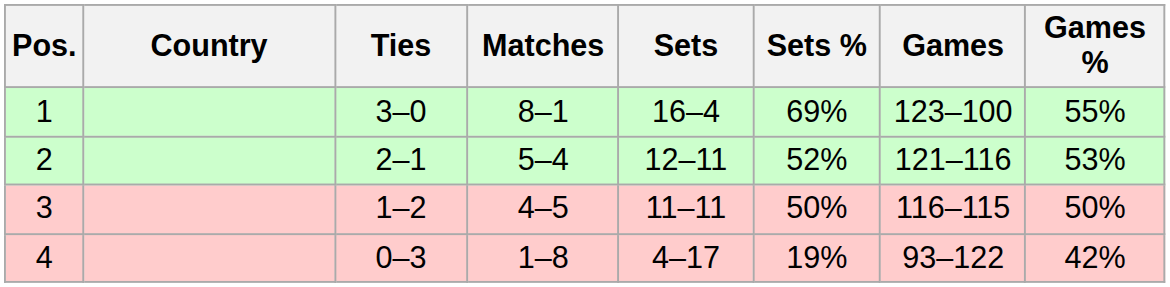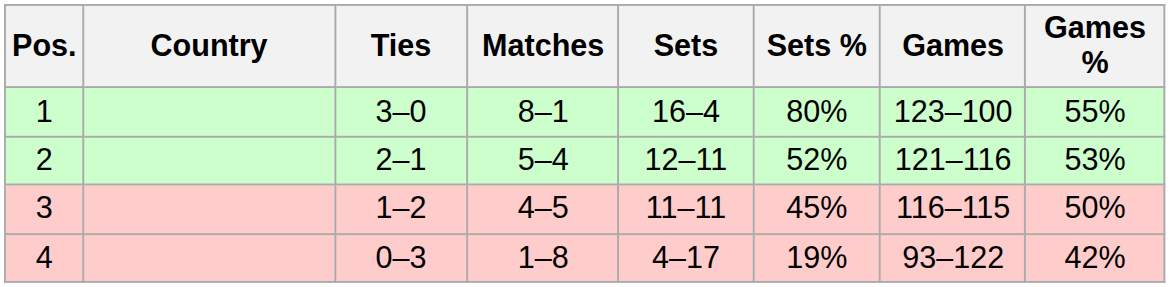(817, 111) 69% -> (817, 111) 80%
(817, 208) 50% -> (817, 208) 45%
